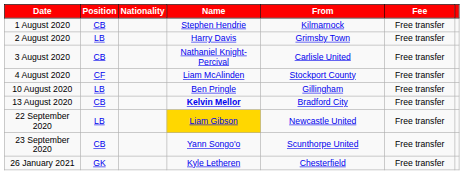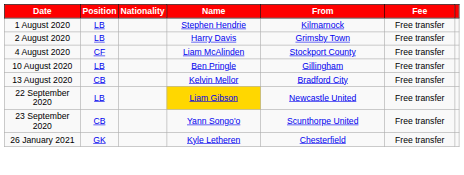(99, 25) CB -> (99, 25) LB
- row: (42, 57)
(214, 103) bold -> (214, 80) normal
